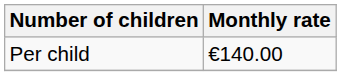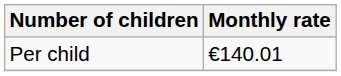(245, 53) €140.00 -> (245, 53) €140.01
